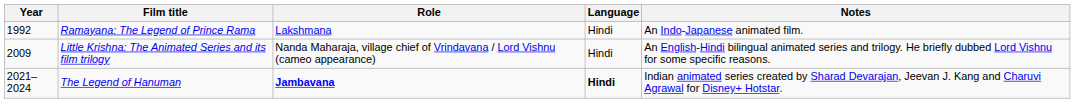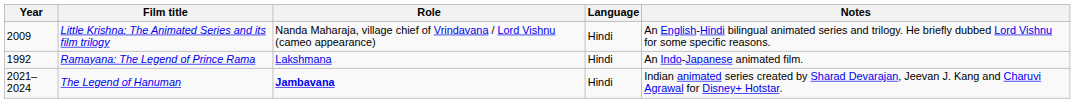rows swapped: (158, 30) <-> (163, 53)
(601, 83) bold -> (600, 83) normal
